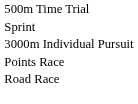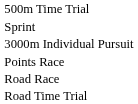+ row: (46, 96)
